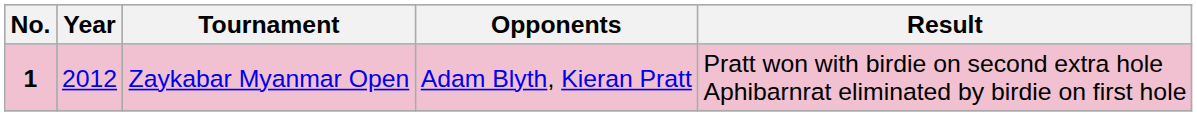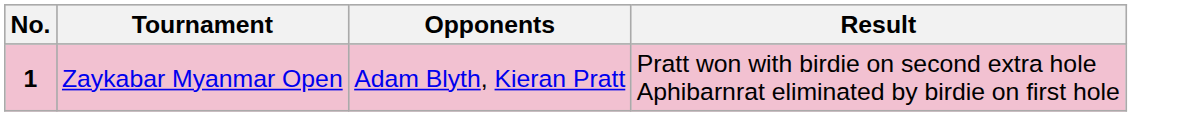- column: (90, 25)
